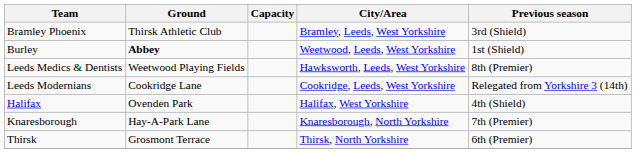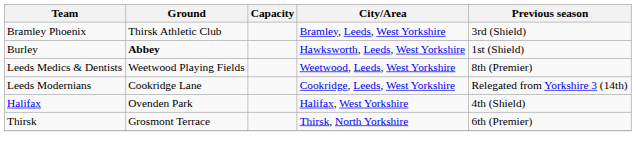(378, 49) Weetwood, Leeds, West Yorkshire -> (382, 49) Hawksworth, Leeds, West Yorkshire
(382, 67) Hawksworth, Leeds, West Yorkshire -> (378, 67) Weetwood, Leeds, West Yorkshire
- row: (42, 121)
